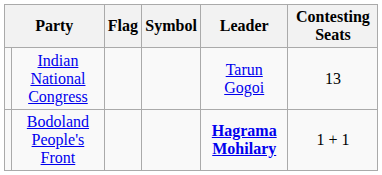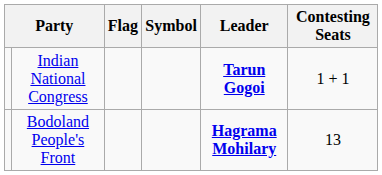(244, 78) normal -> (244, 78) bold
(333, 78) 13 -> (333, 78) 1 + 1
(333, 139) 1 + 1 -> (333, 139) 13
